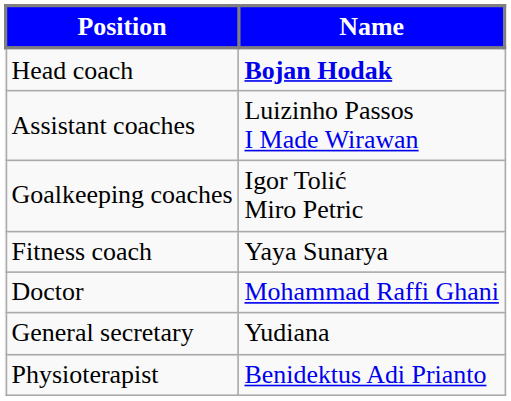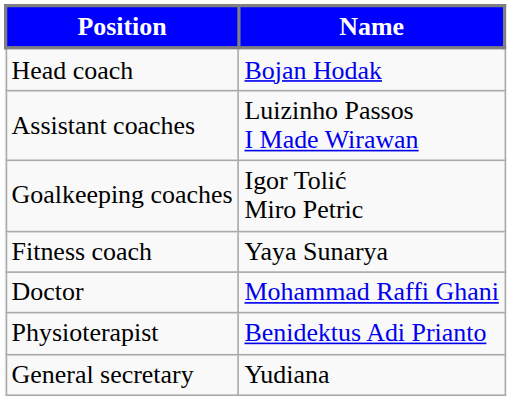(318, 69) bold -> (313, 69) normal
rows swapped: (85, 374) <-> (103, 333)
